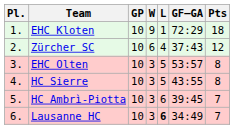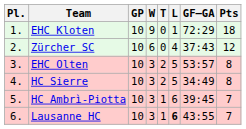+ column: (163, 13)
(187, 82) 43:55 -> (199, 82) 34:49
(187, 116) 34:49 -> (199, 116) 43:55
